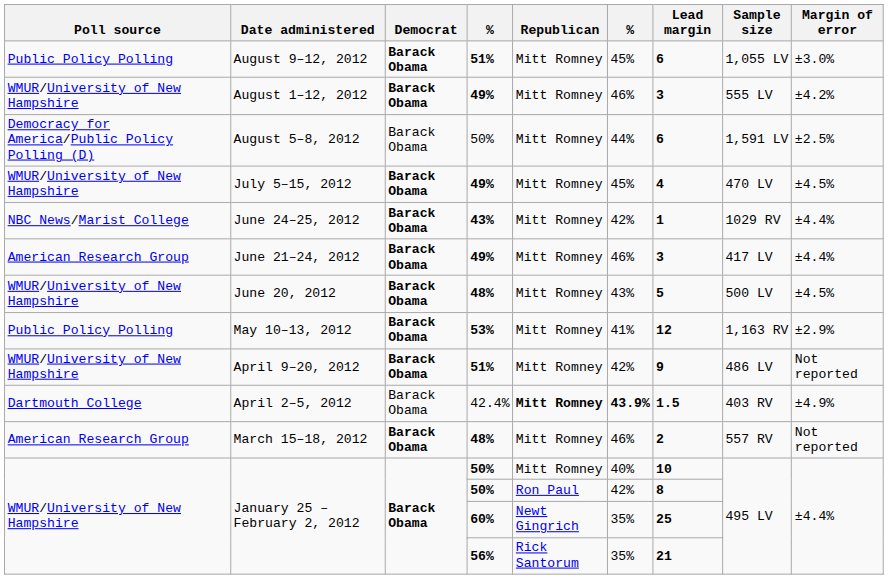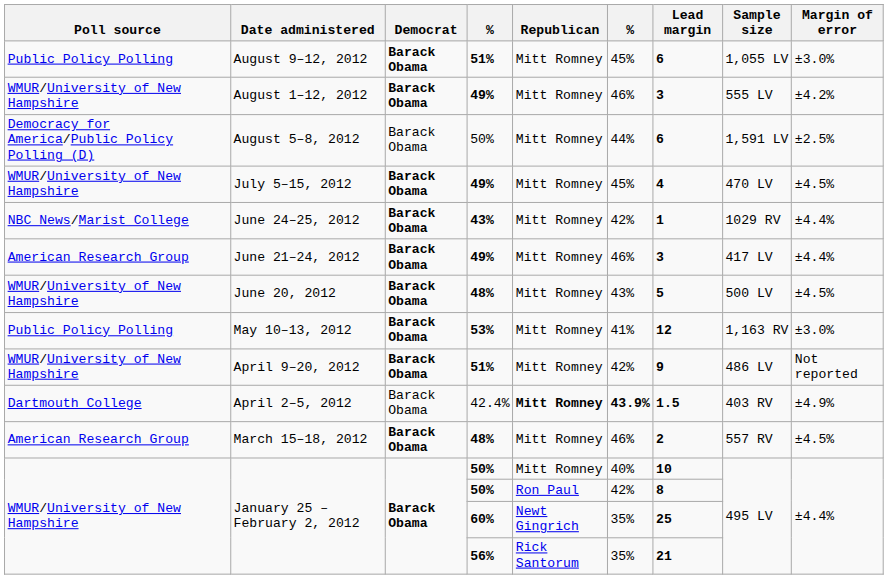(815, 330) ±2.9% -> (815, 330) ±3.0%
(826, 440) Not reported -> (815, 440) ±4.5%
